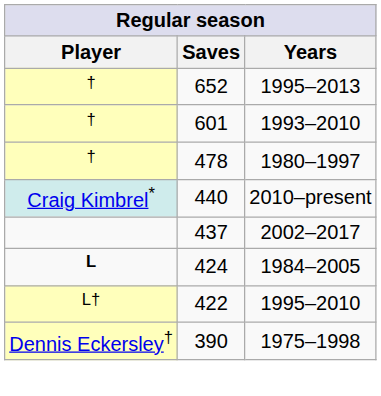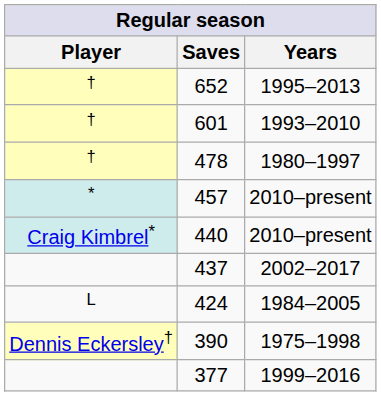+ row: (211, 197)
(91, 266) bold -> (91, 299) normal
- row: (211, 303)
+ row: (211, 375)
